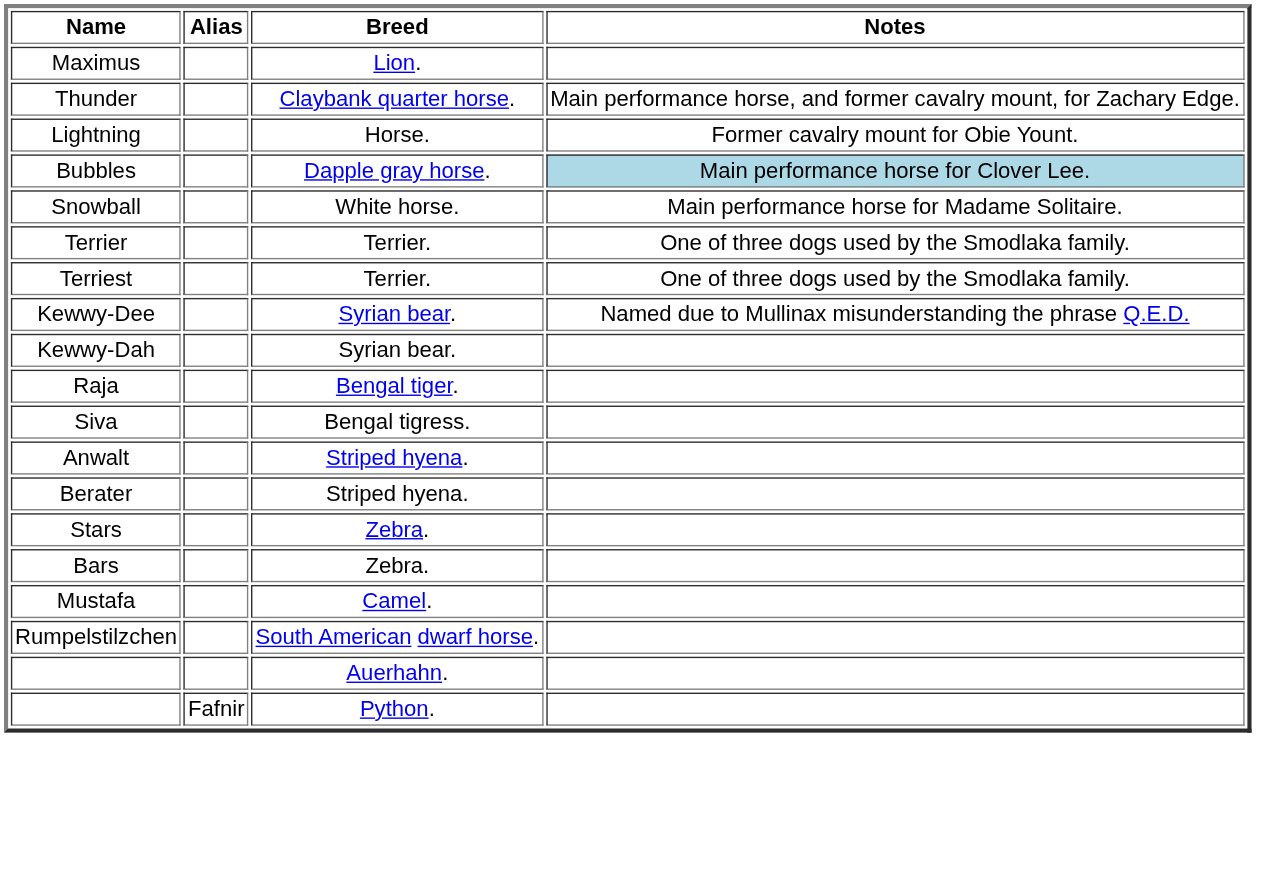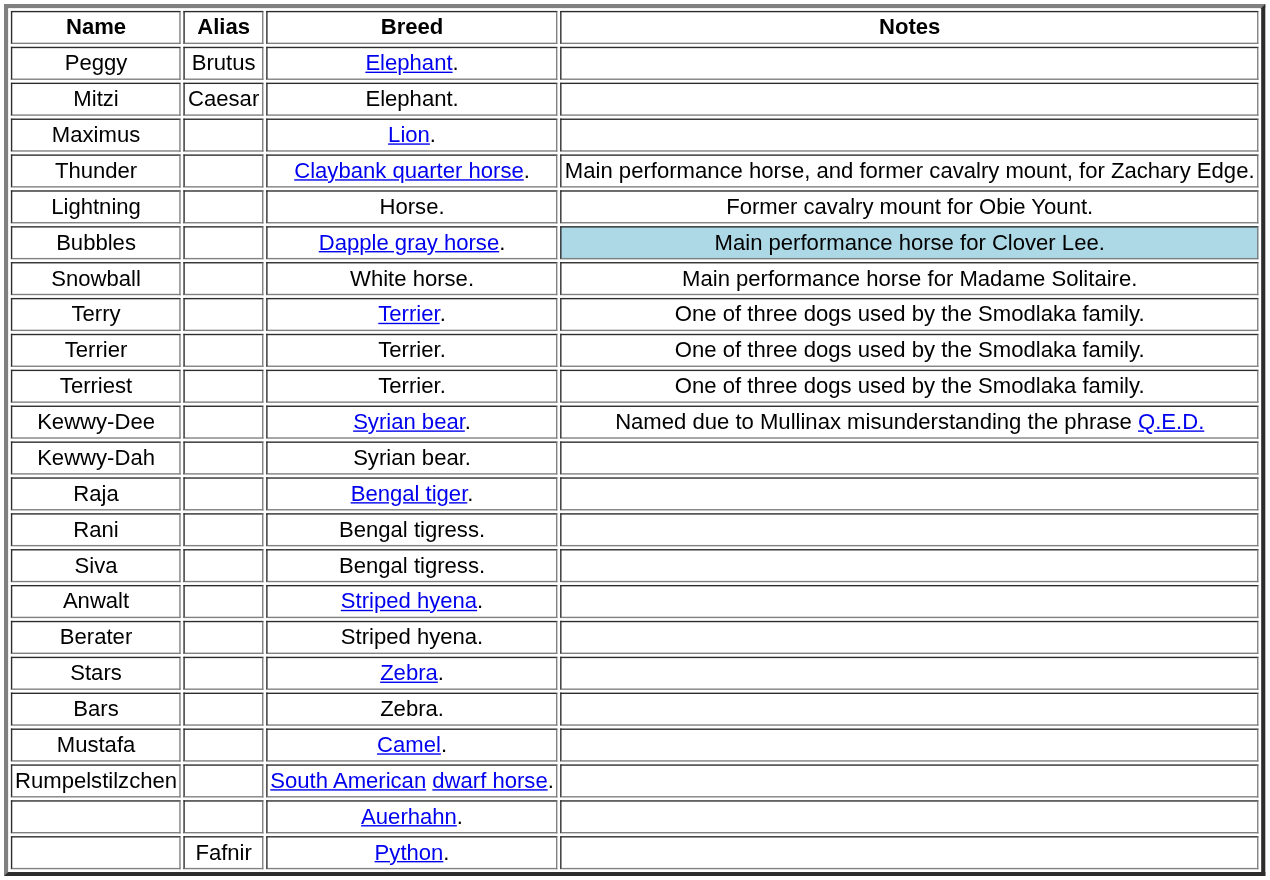+ row: (96, 63)
+ row: (96, 99)
+ row: (96, 314)
+ row: (96, 529)
